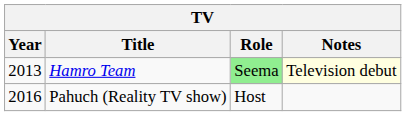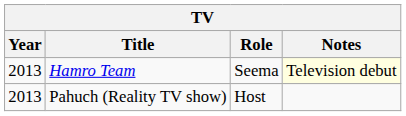(256, 70) lightgreen background -> (256, 70) no background
(25, 96) 2016 -> (25, 96) 2013
